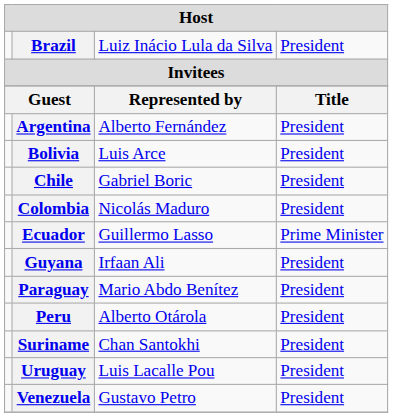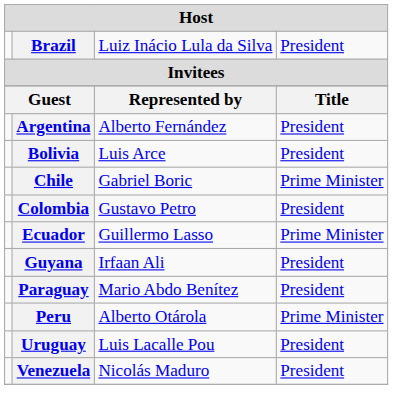(312, 180) President -> (332, 180) Prime Minister
(154, 208) Nicolás Maduro -> (147, 208) Gustavo Petro
(312, 316) President -> (332, 316) Prime Minister
- row: (53, 343)
(147, 398) Gustavo Petro -> (154, 371) Nicolás Maduro
